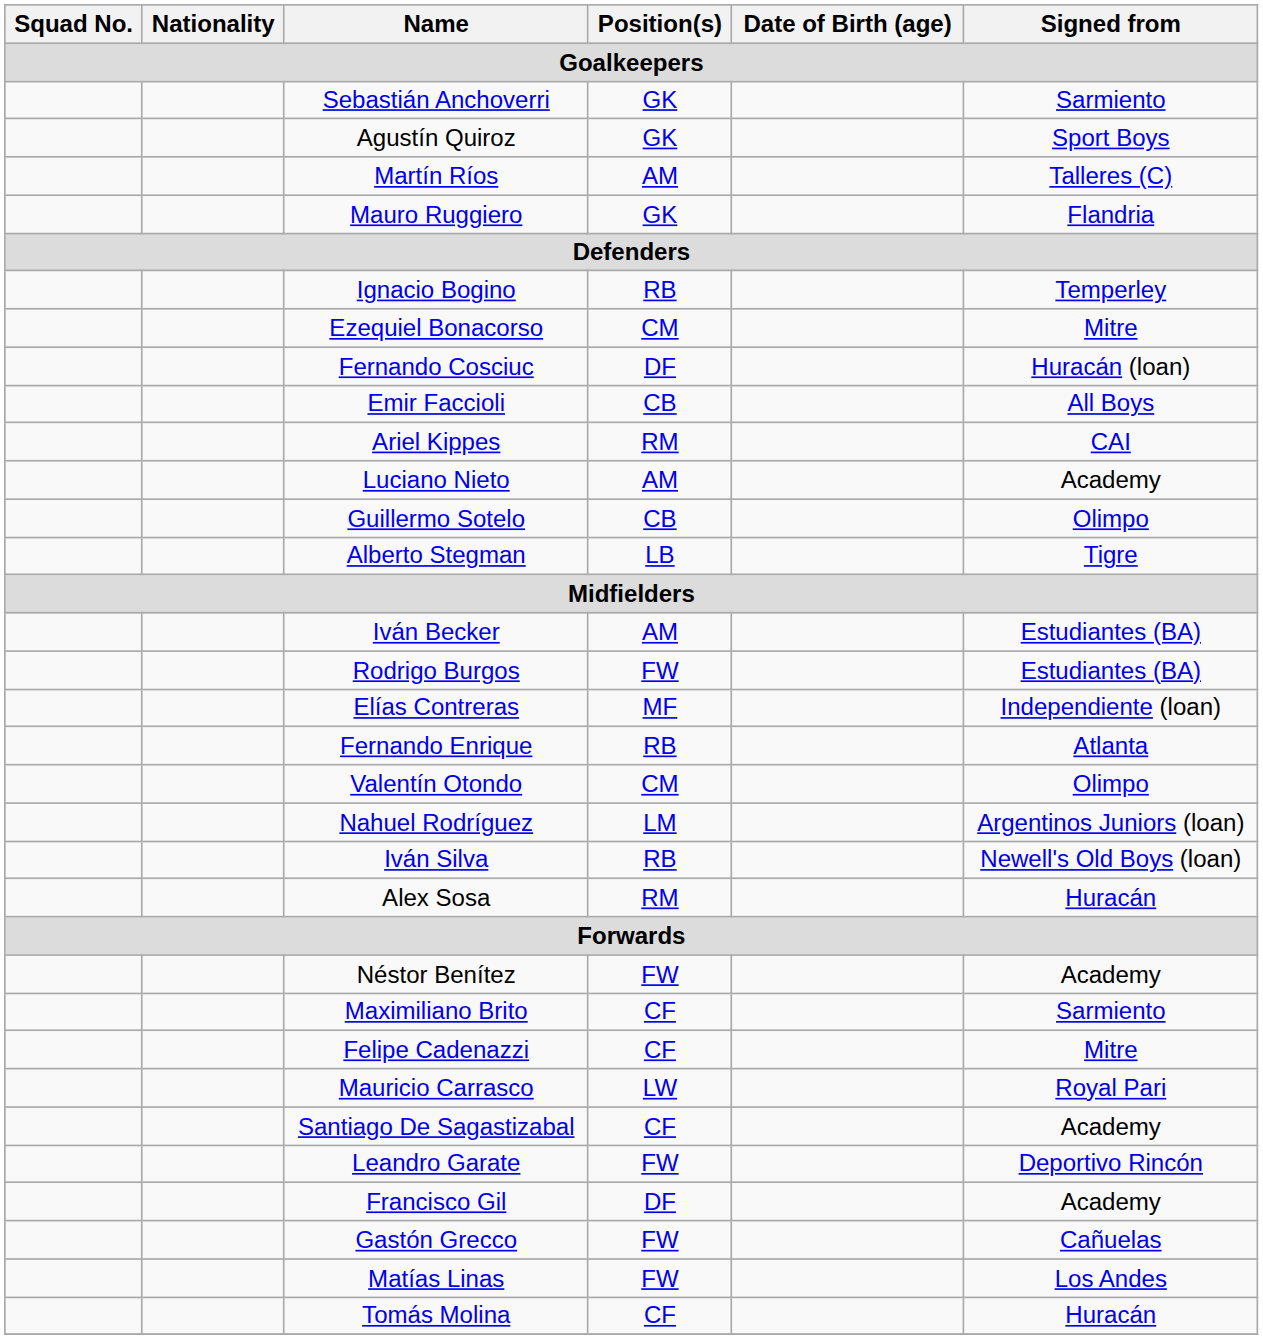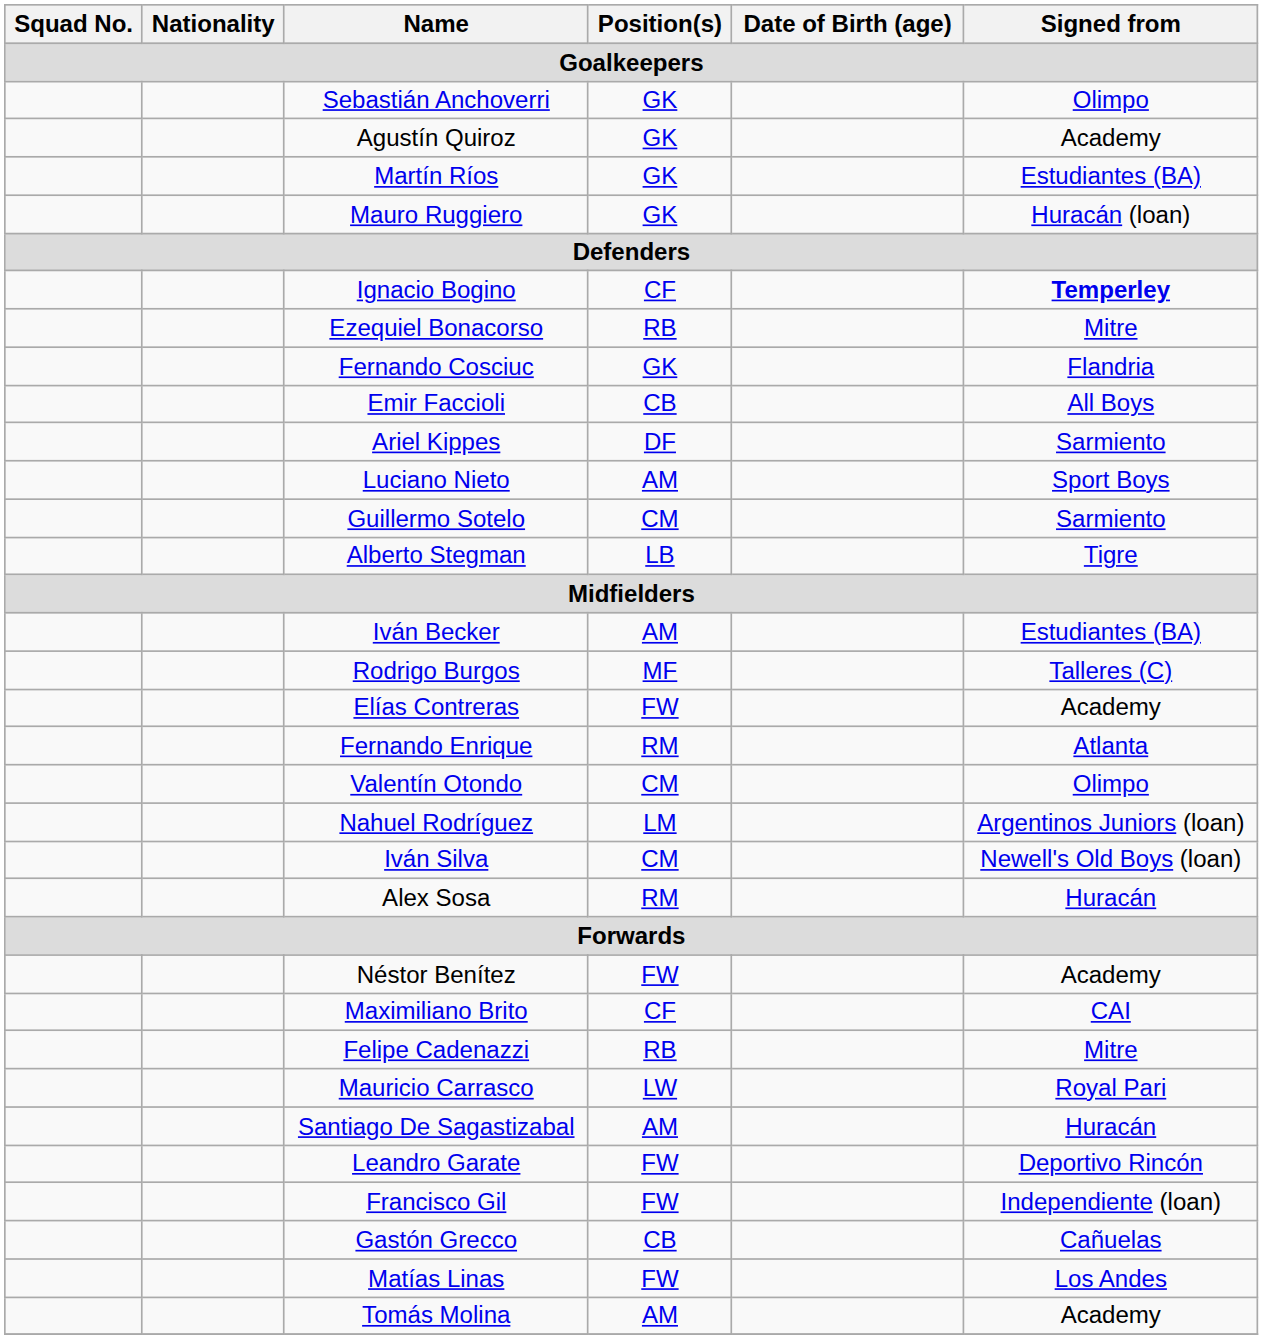(1111, 100) Sarmiento -> (1111, 100) Olimpo
(1111, 138) Sport Boys -> (1111, 138) Academy
(660, 176) AM -> (660, 176) GK
(1111, 176) Talleres (C) -> (1111, 176) Estudiantes (BA)
(1111, 214) Flandria -> (1111, 214) Huracán (loan)
(660, 290) RB -> (660, 290) CF
(1111, 290) normal -> (1111, 290) bold
(660, 328) CM -> (660, 328) RB
(660, 366) DF -> (660, 366) GK
(1111, 366) Huracán (loan) -> (1111, 366) Flandria
(660, 442) RM -> (660, 442) DF
(1111, 442) CAI -> (1111, 442) Sarmiento
(1111, 480) Academy -> (1111, 480) Sport Boys
(660, 518) CB -> (660, 518) CM
(1111, 518) Olimpo -> (1111, 518) Sarmiento
(660, 670) FW -> (660, 670) MF
(1111, 670) Estudiantes (BA) -> (1111, 670) Talleres (C)
(660, 708) MF -> (660, 708) FW
(1111, 708) Independiente (loan) -> (1111, 708) Academy
(660, 746) RB -> (660, 746) RM
(660, 860) RB -> (660, 860) CM
(1111, 1012) Sarmiento -> (1111, 1012) CAI
(660, 1050) CF -> (660, 1050) RB
(660, 1126) CF -> (660, 1126) AM
(1111, 1126) Academy -> (1111, 1126) Huracán
(660, 1202) DF -> (660, 1202) FW
(1111, 1202) Academy -> (1111, 1202) Independiente (loan)
(660, 1240) FW -> (660, 1240) CB
(660, 1316) CF -> (660, 1316) AM
(1111, 1316) Huracán -> (1111, 1316) Academy
